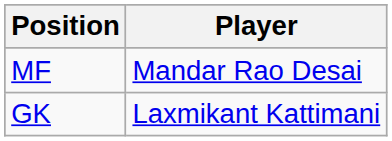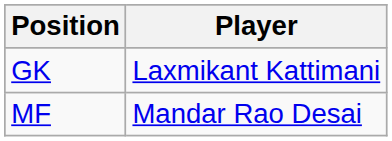rows swapped: (31, 113) <-> (31, 69)
